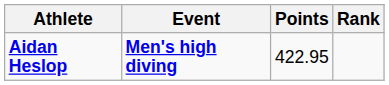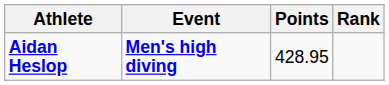(302, 56) 422.95 -> (302, 56) 428.95
